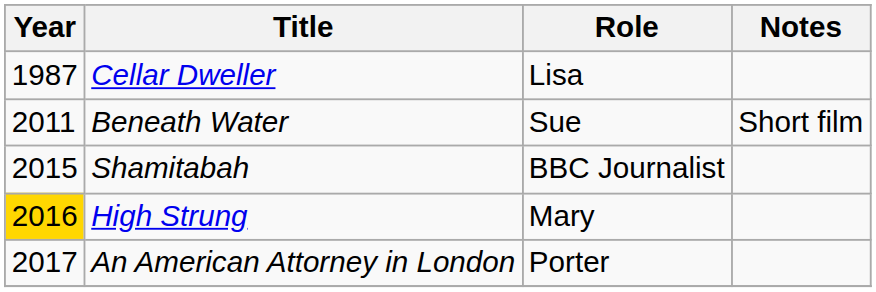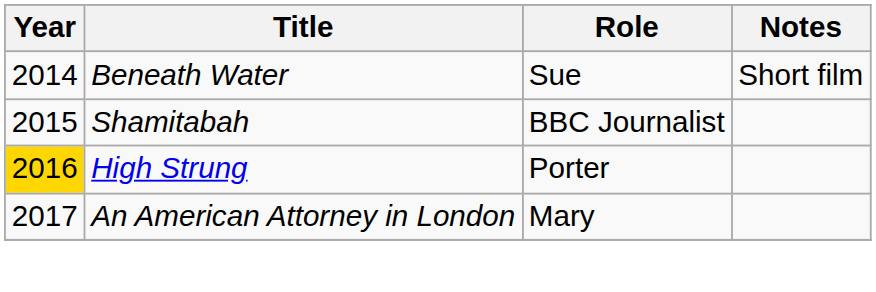- row: (183, 74)
(44, 121) 2011 -> (45, 74) 2014
(562, 215) Mary -> (569, 168) Porter
(569, 262) Porter -> (562, 215) Mary
